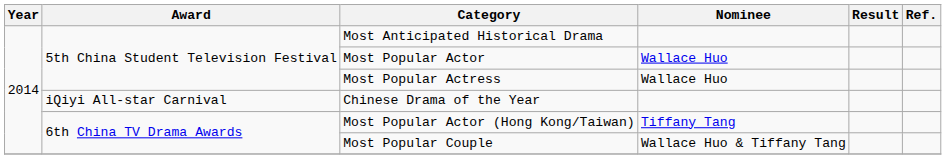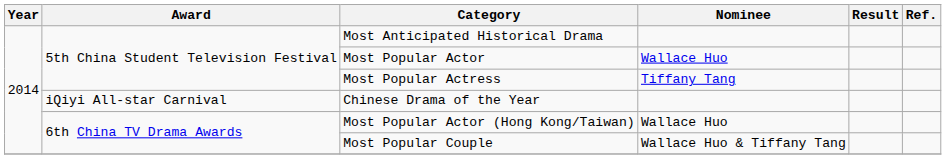(684, 79) Wallace Huo -> (688, 79) Tiffany Tang
(688, 122) Tiffany Tang -> (684, 122) Wallace Huo
